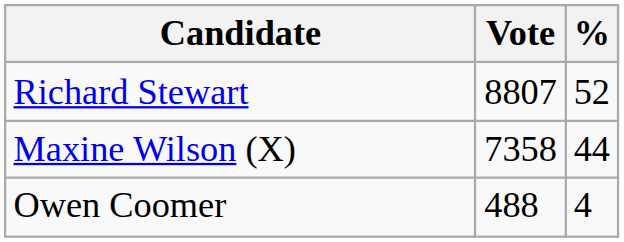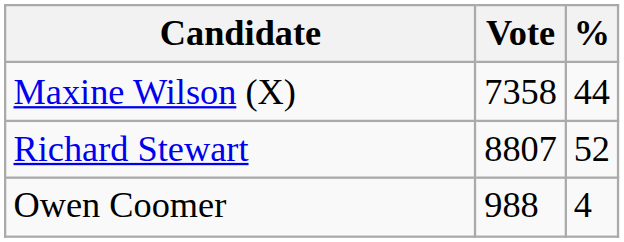rows swapped: (131, 90) <-> (155, 148)
(511, 206) 488 -> (511, 206) 988
